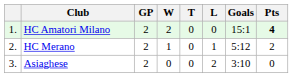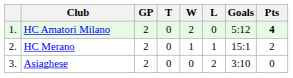columns swapped: (169, 13) <-> (191, 13)
(241, 30) 15:1 -> (241, 30) 5:12
(241, 47) 5:12 -> (241, 47) 15:1
